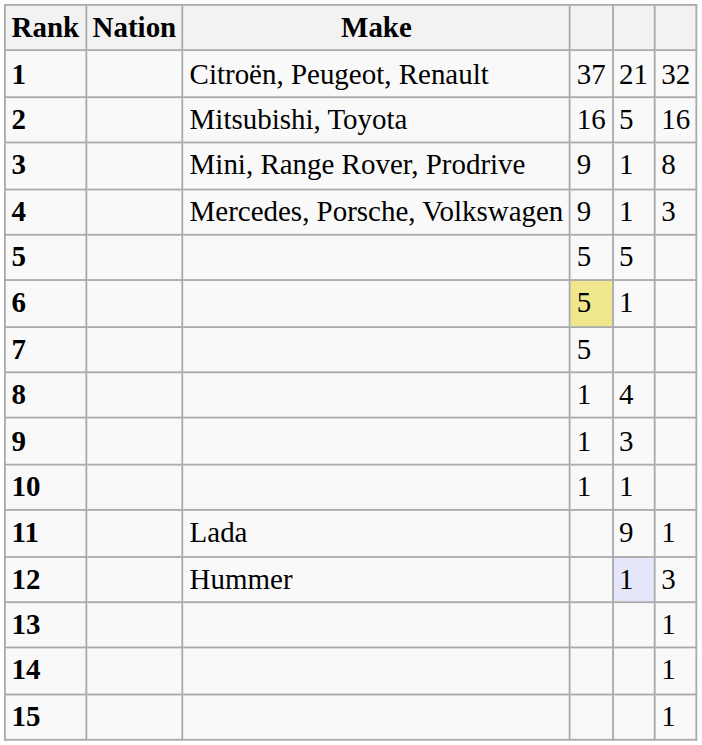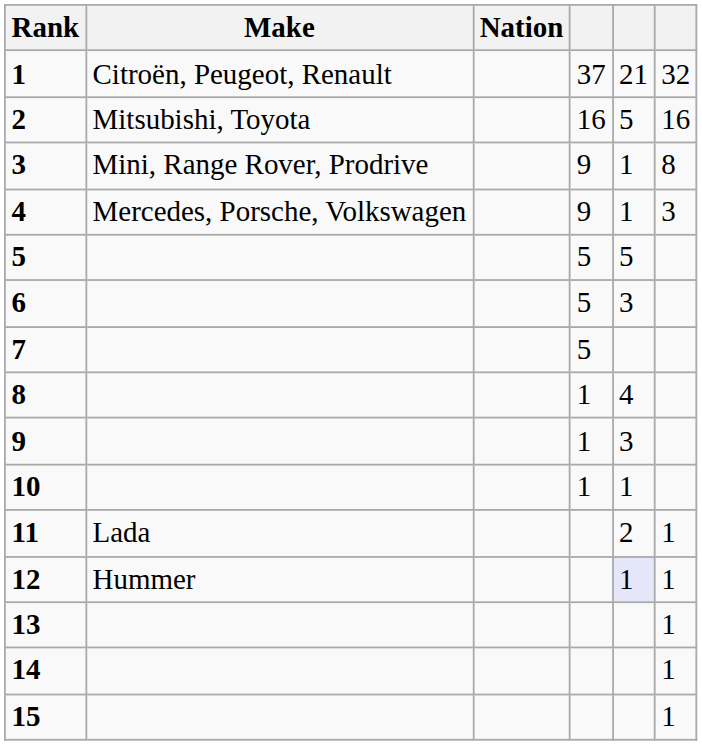columns swapped: (134, 27) <-> (376, 27)
(584, 303) khaki background -> (584, 303) no background
(626, 303) 1 -> (626, 303) 3
(626, 532) 9 -> (626, 532) 2
(669, 578) 3 -> (669, 578) 1
